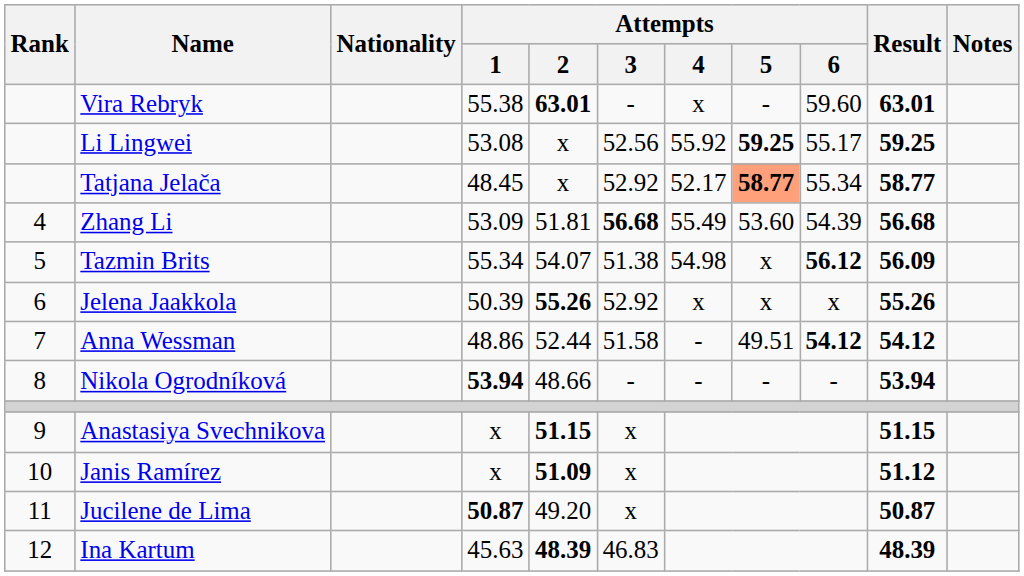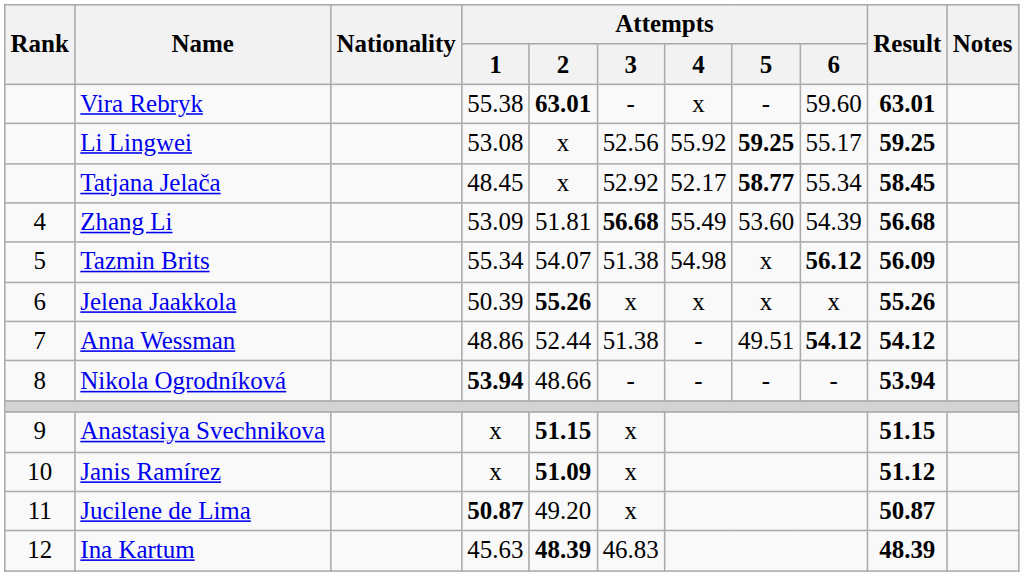(766, 182) lightsalmon background -> (766, 182) no background
(907, 182) 58.77 -> (907, 182) 58.45
(631, 301) 52.92 -> (631, 301) x
(631, 340) 51.58 -> (631, 340) 51.38
